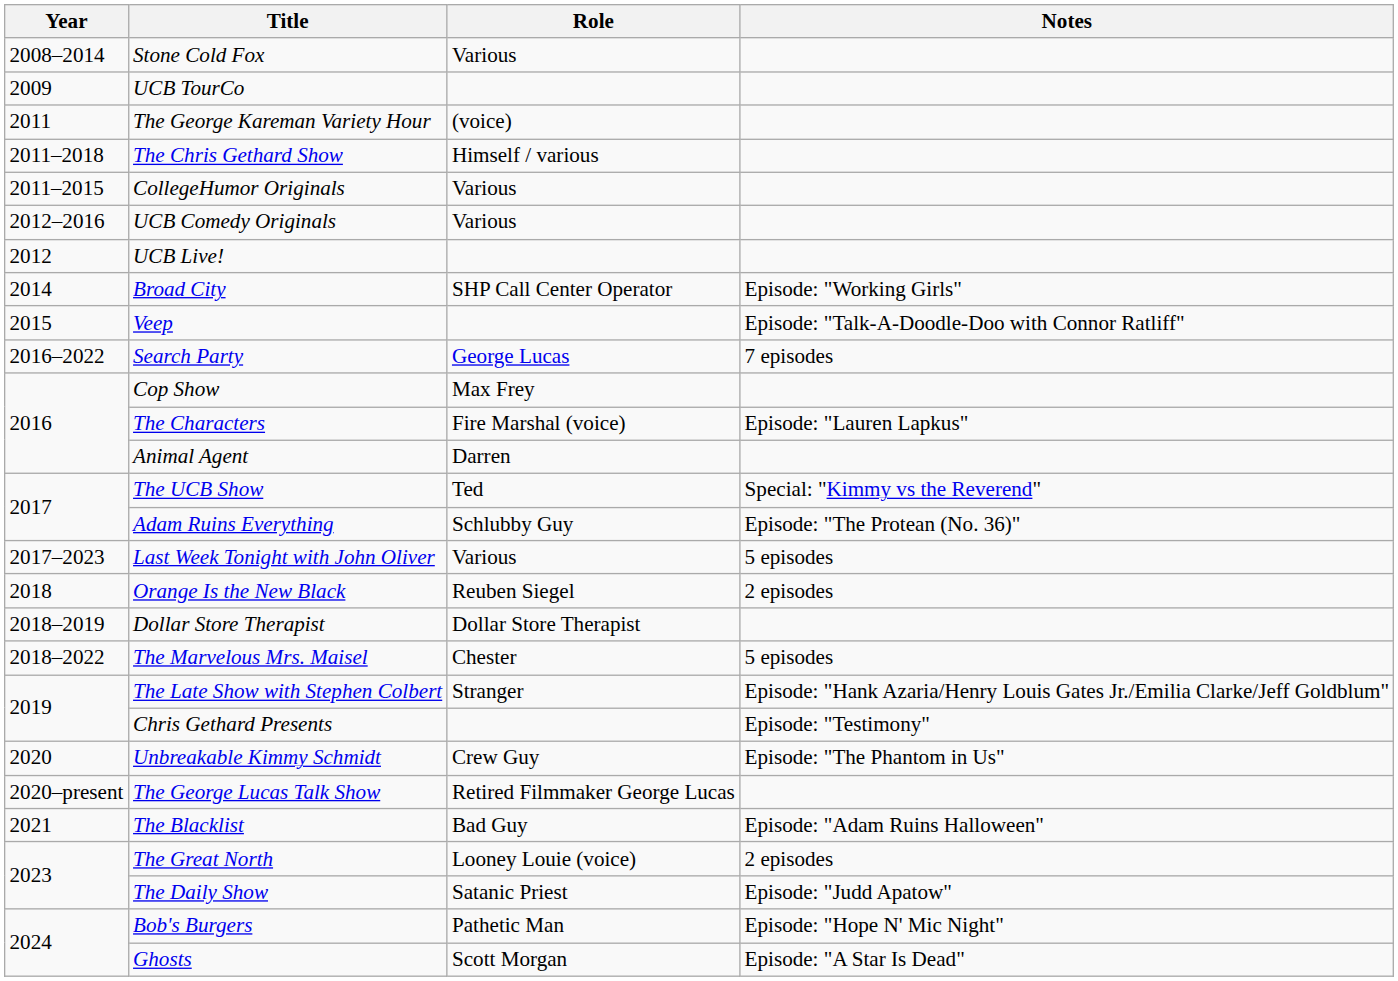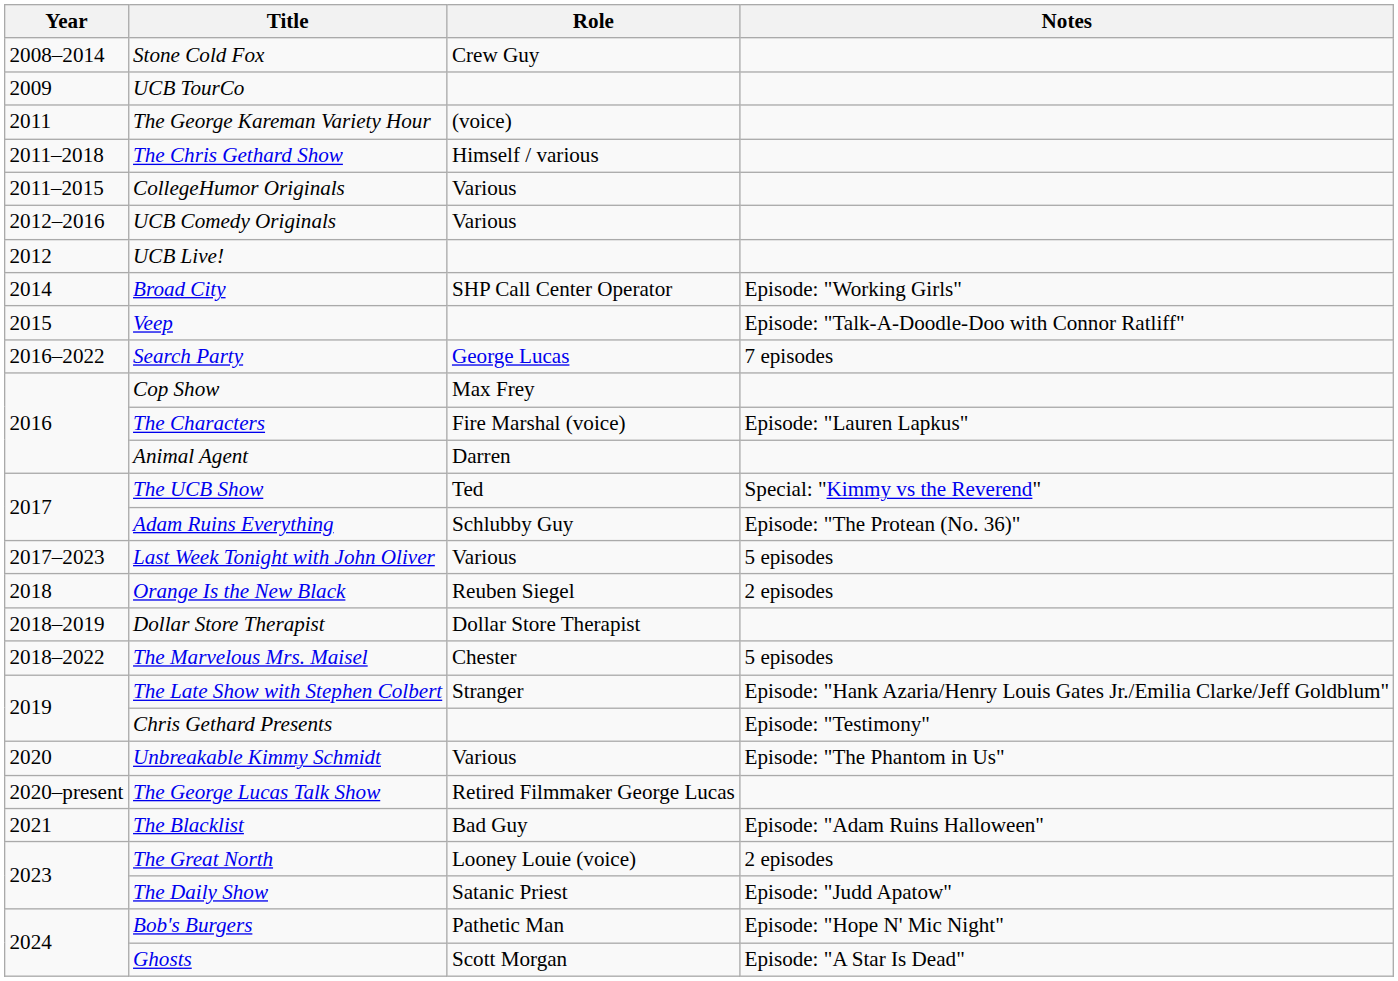(484, 54) Various -> (496, 54) Crew Guy
(496, 758) Crew Guy -> (484, 758) Various
